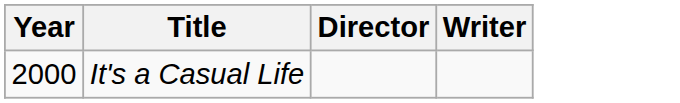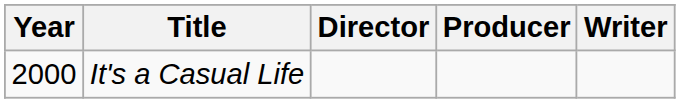+ column: (507, 27)
